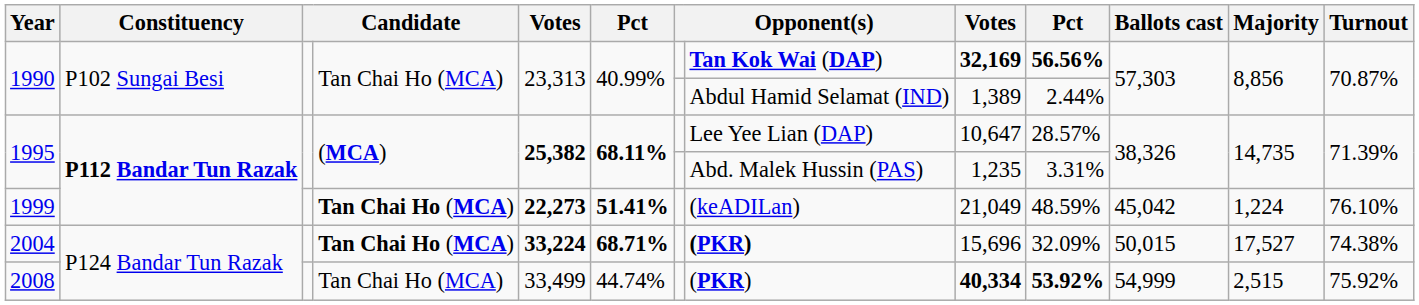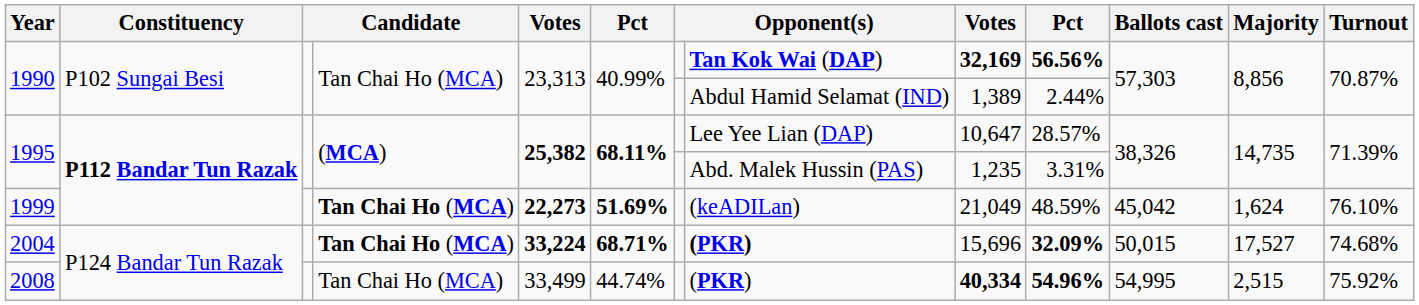(632, 207) 51.41% -> (632, 207) 51.69%
(1258, 207) 1,224 -> (1258, 207) 1,624
(1066, 243) normal -> (1068, 243) bold
(1364, 243) 74.38% -> (1364, 243) 74.68%
(1068, 280) 53.92% -> (1068, 280) 54.96%
(1145, 280) 54,999 -> (1145, 280) 54,995
